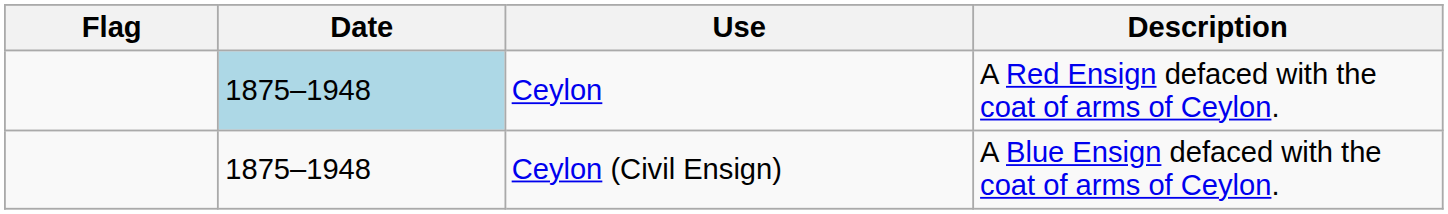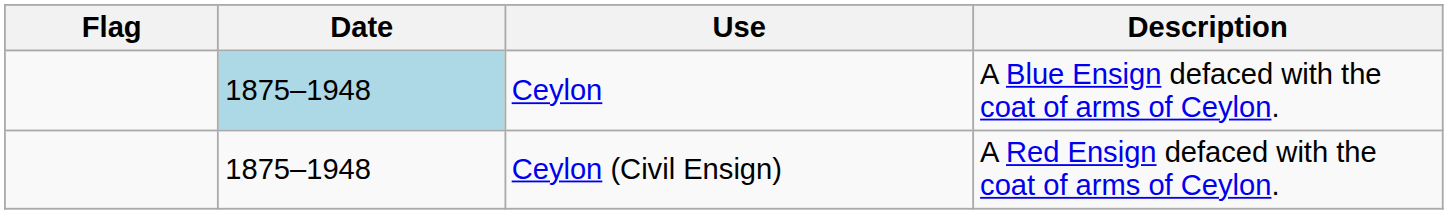(1178, 90) A Red Ensign defaced with the coat of arms of Ceylon. -> (1181, 90) A Blue Ensign defaced with the coat of arms of Ceylon.
(1181, 169) A Blue Ensign defaced with the coat of arms of Ceylon. -> (1178, 169) A Red Ensign defaced with the coat of arms of Ceylon.
